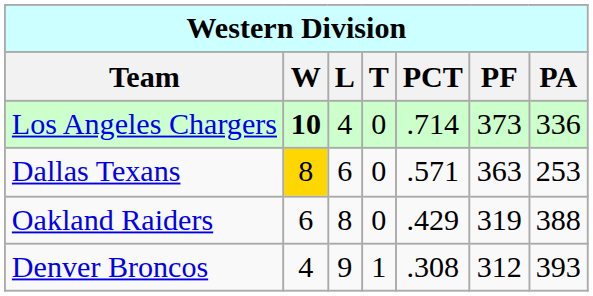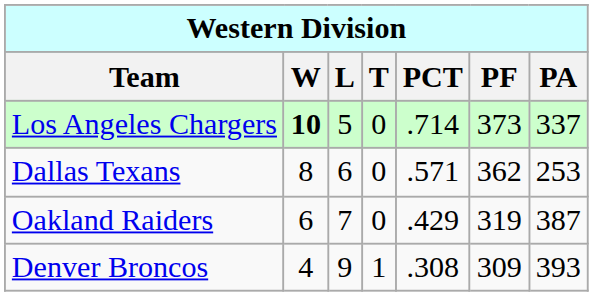(345, 123) 4 -> (345, 123) 5
(558, 123) 336 -> (558, 123) 337
(306, 171) gold background -> (306, 171) no background
(499, 171) 363 -> (499, 171) 362
(345, 219) 8 -> (345, 219) 7
(558, 219) 388 -> (558, 219) 387
(499, 266) 312 -> (499, 266) 309
